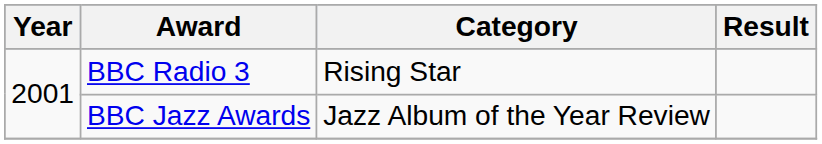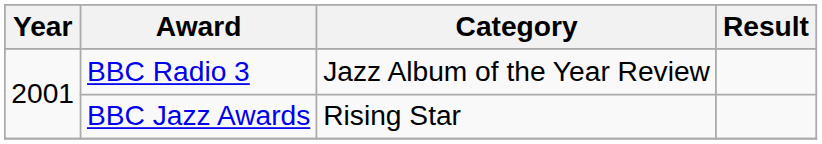(392, 71) Rising Star -> (517, 71) Jazz Album of the Year Review
(517, 116) Jazz Album of the Year Review -> (392, 116) Rising Star
